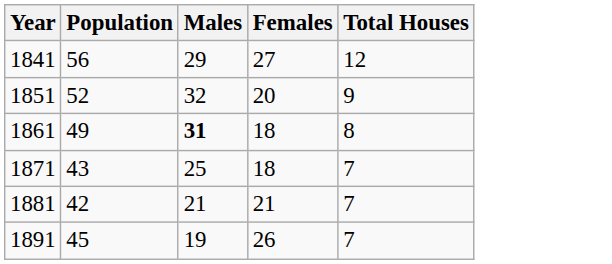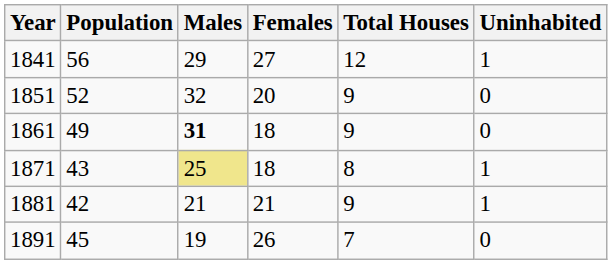+ column: (540, 22)
(349, 131) 8 -> (349, 131) 9
(195, 167) no background -> (195, 167) khaki background
(349, 167) 7 -> (349, 167) 8
(349, 204) 7 -> (349, 204) 9
